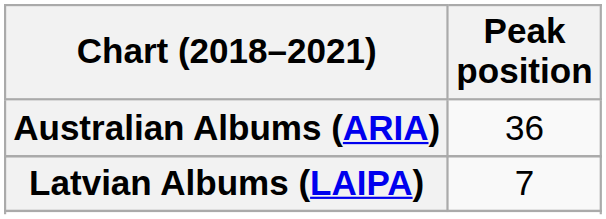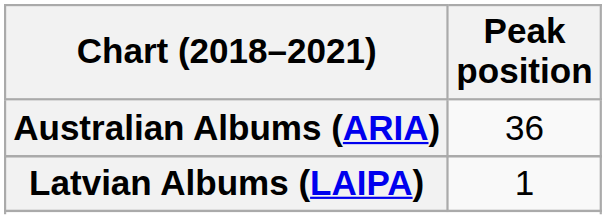(524, 182) 7 -> (524, 182) 1
